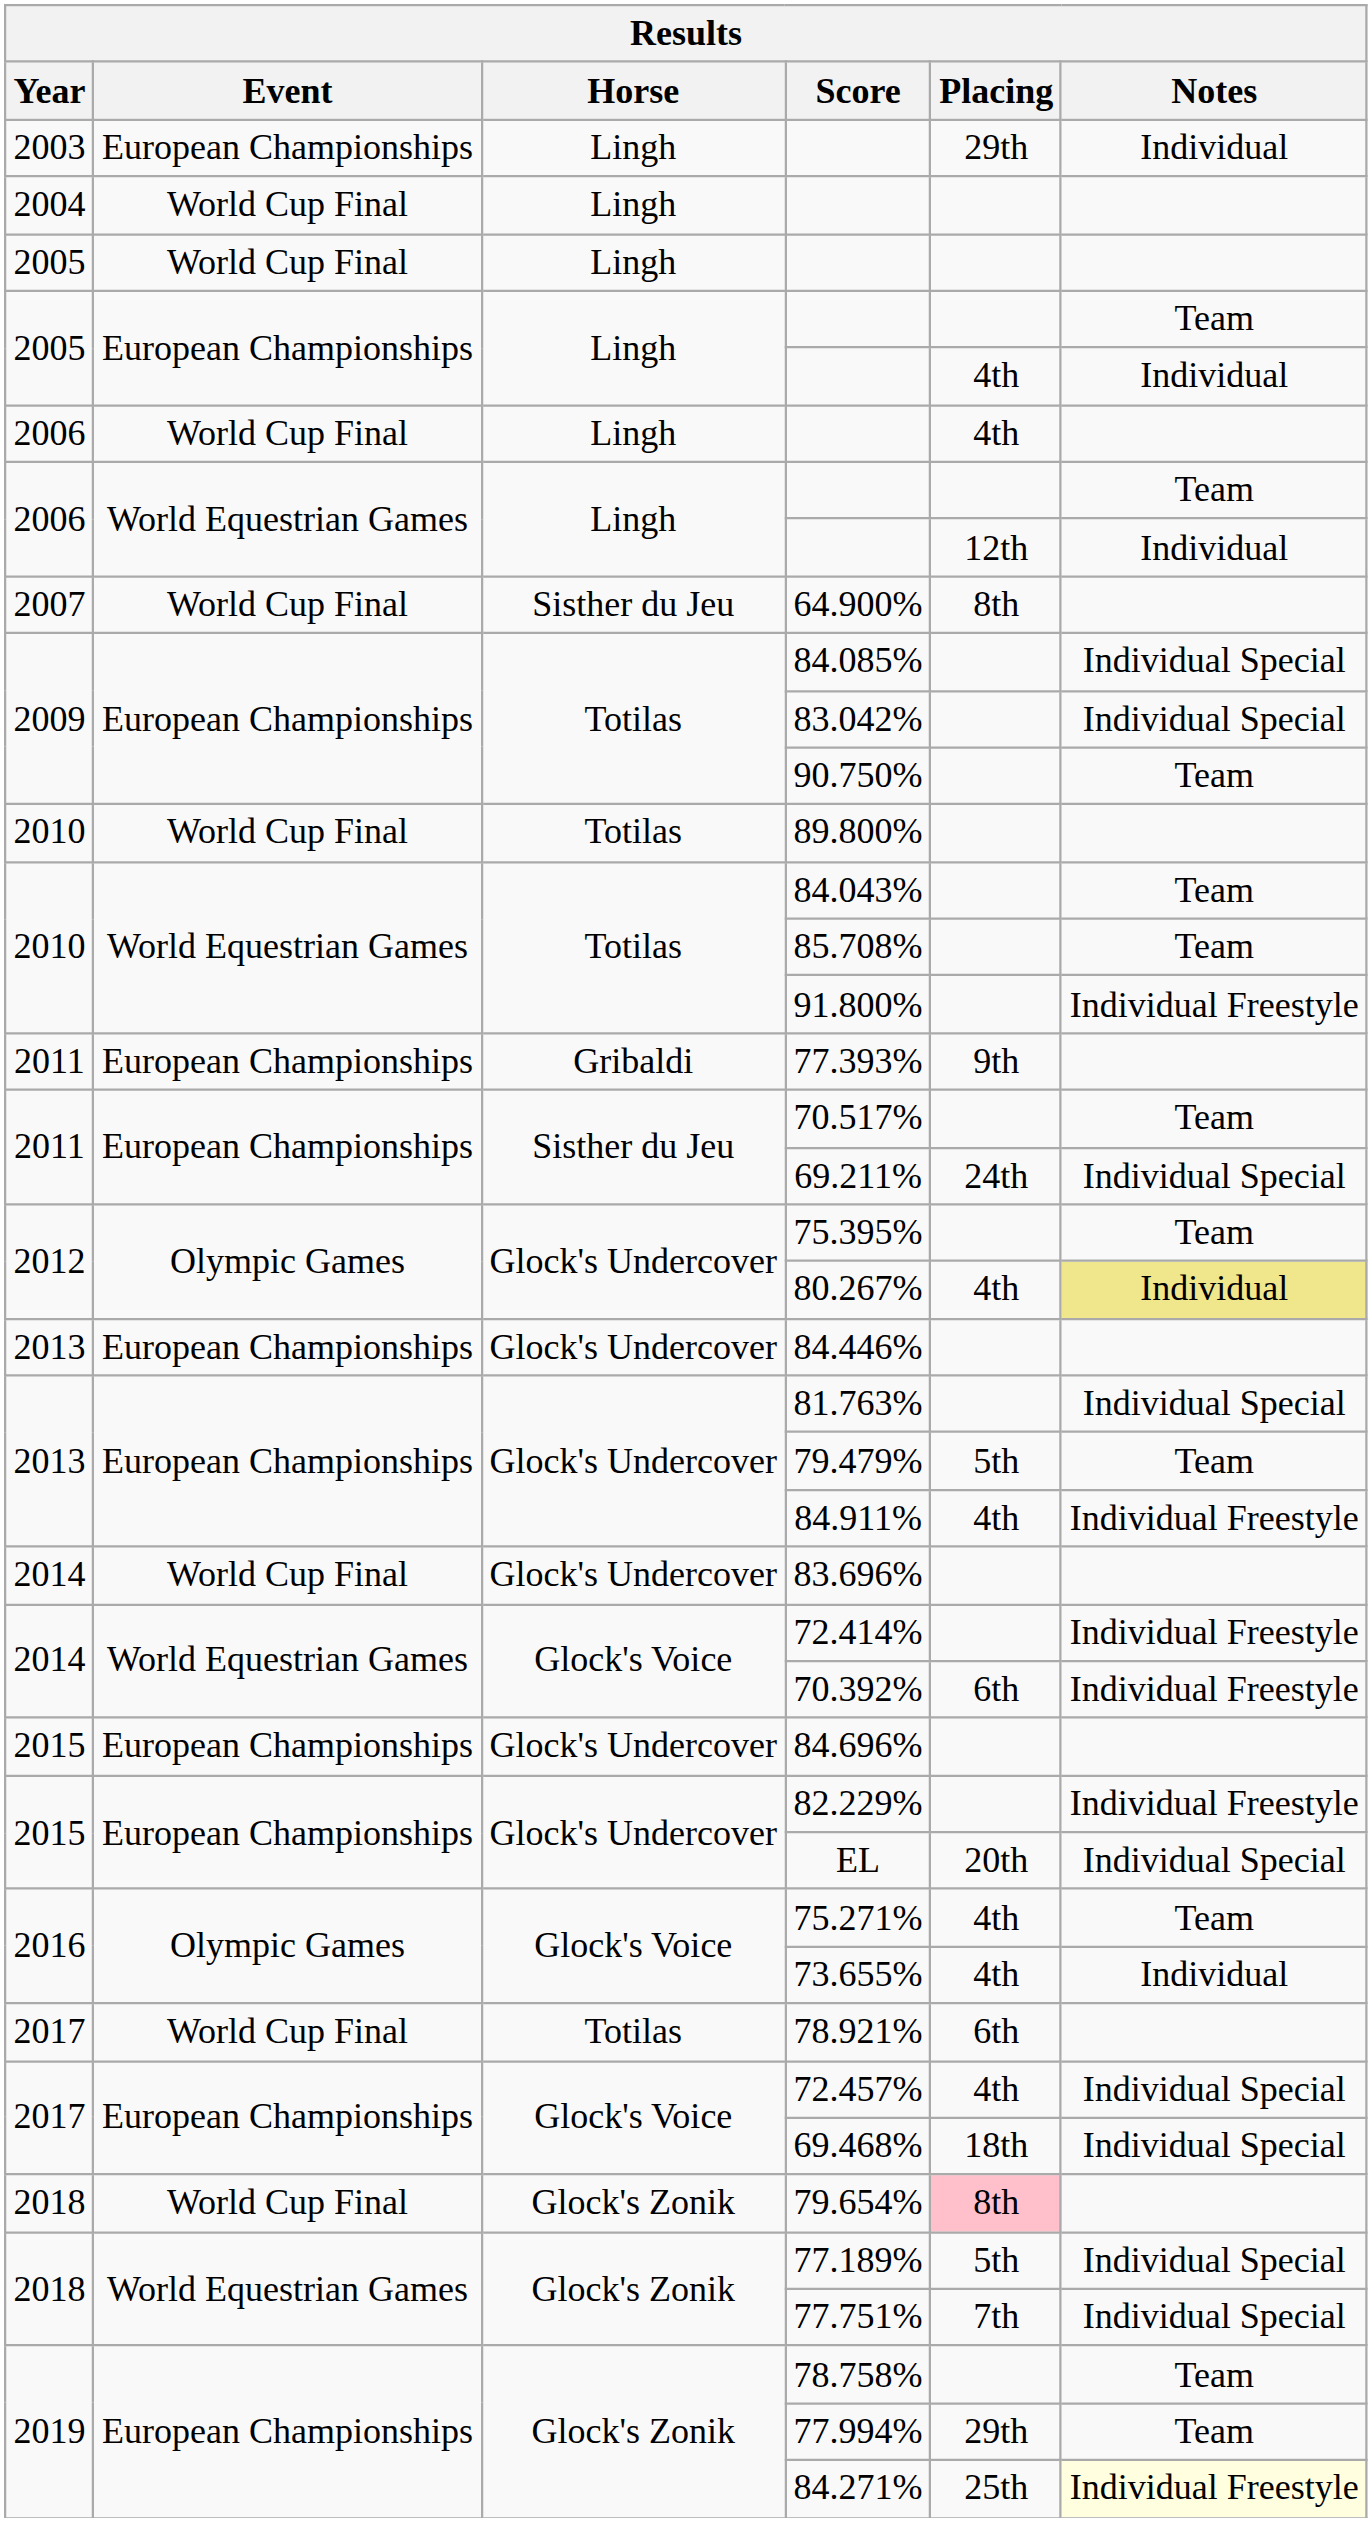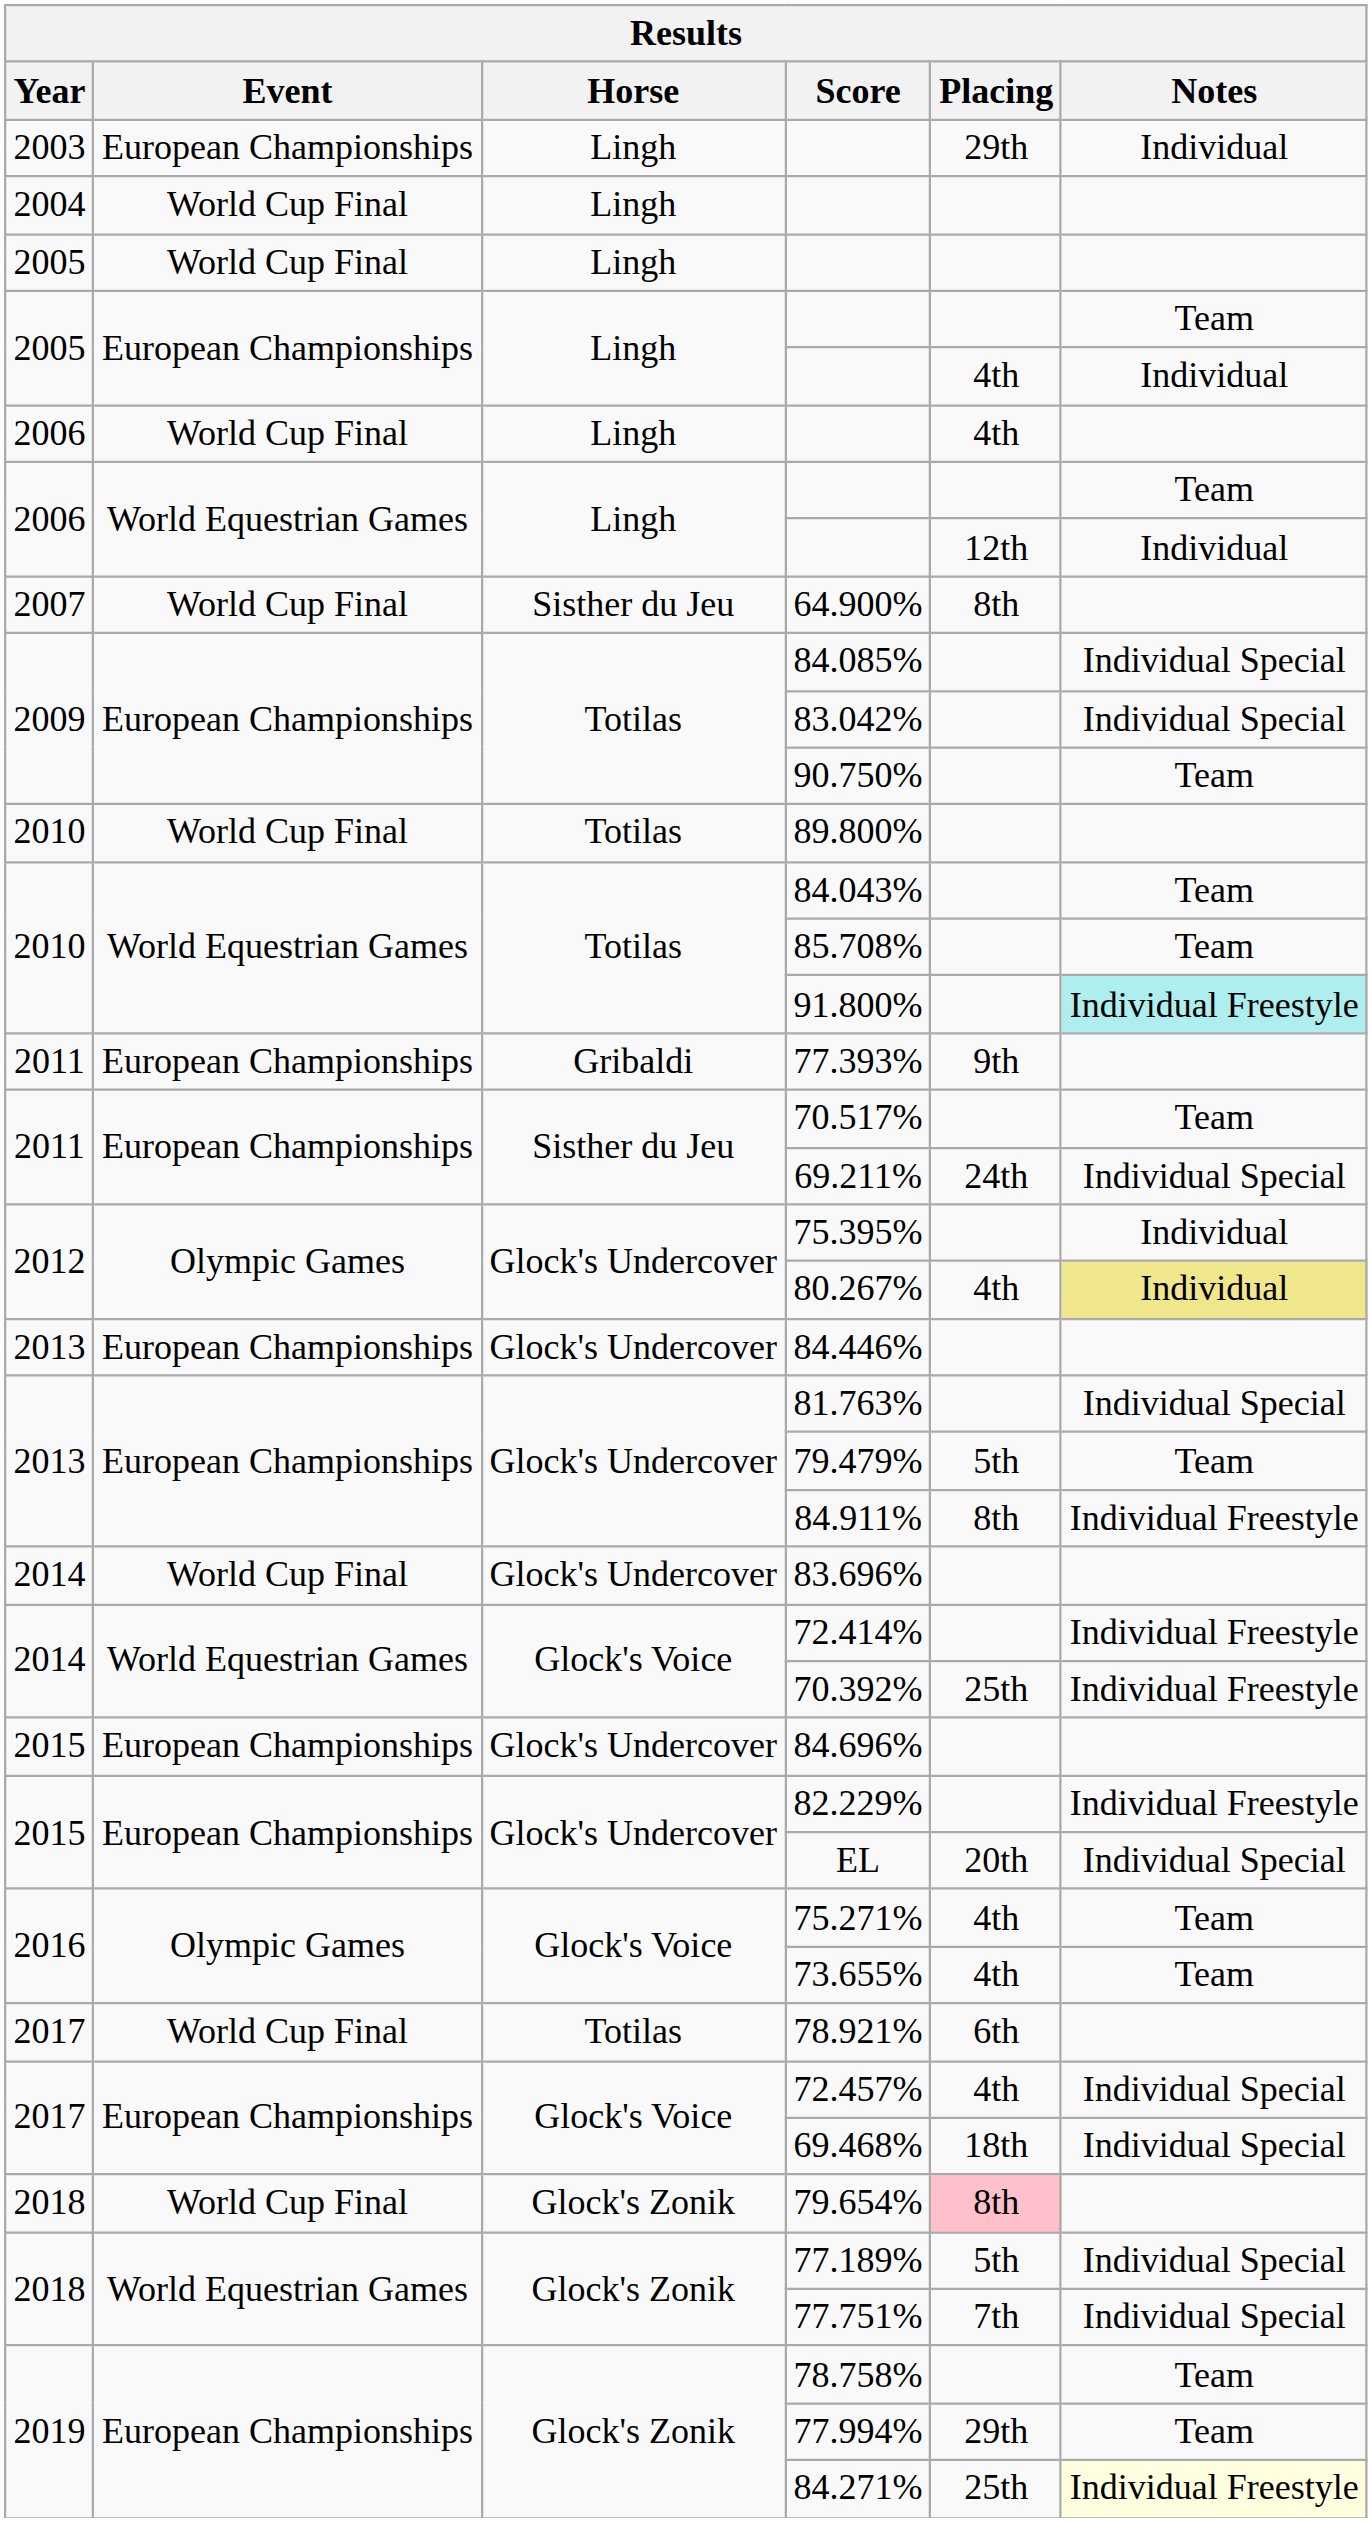(1214, 1003) no background -> (1214, 1003) paleturquoise background
(1214, 1232) Team -> (1214, 1232) Individual
(996, 1517) 4th -> (996, 1517) 8th
(996, 1688) 6th -> (996, 1688) 25th
(1214, 1974) Individual -> (1214, 1974) Team
